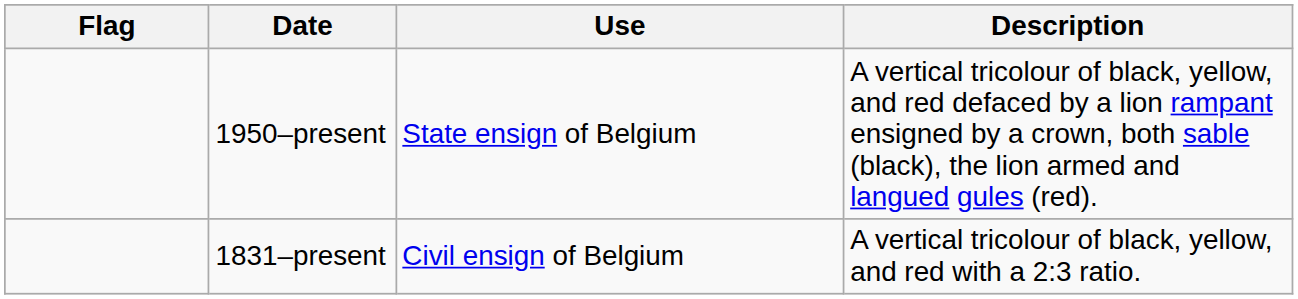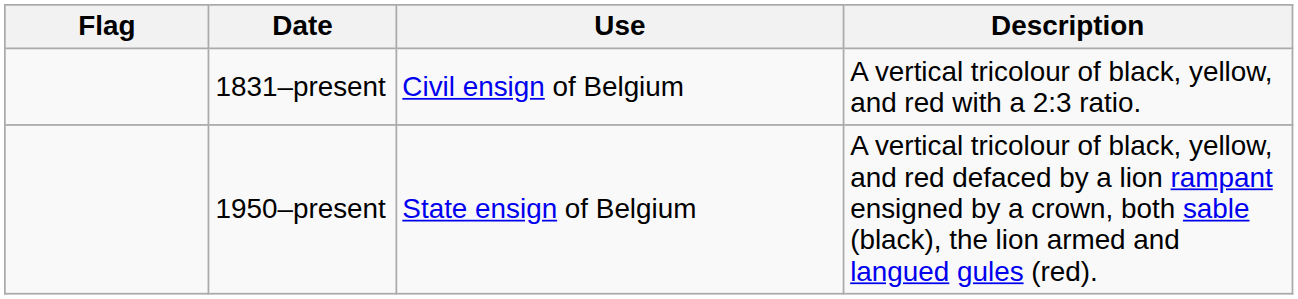rows swapped: (301, 255) <-> (301, 133)
